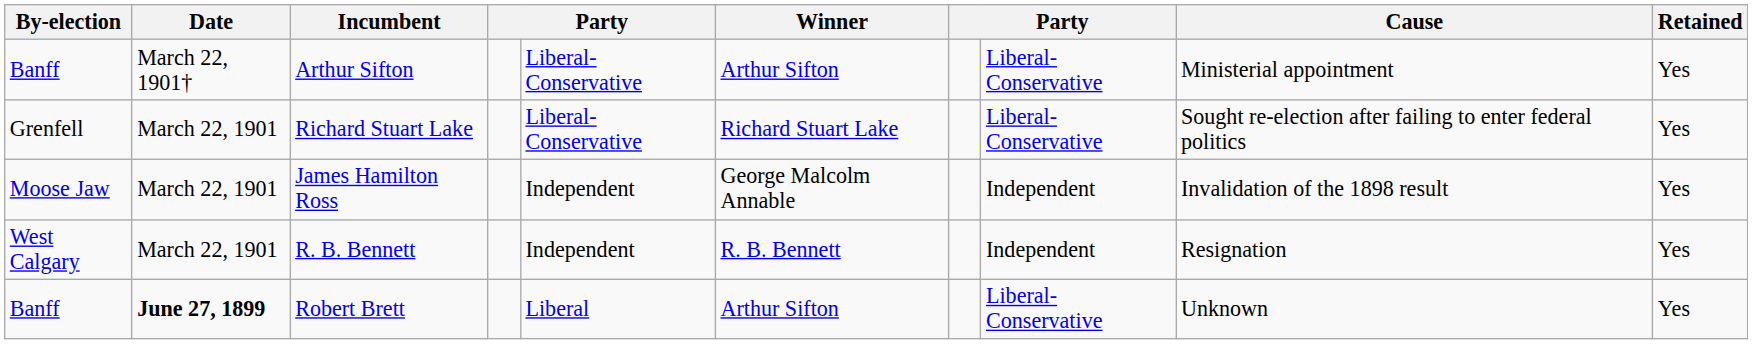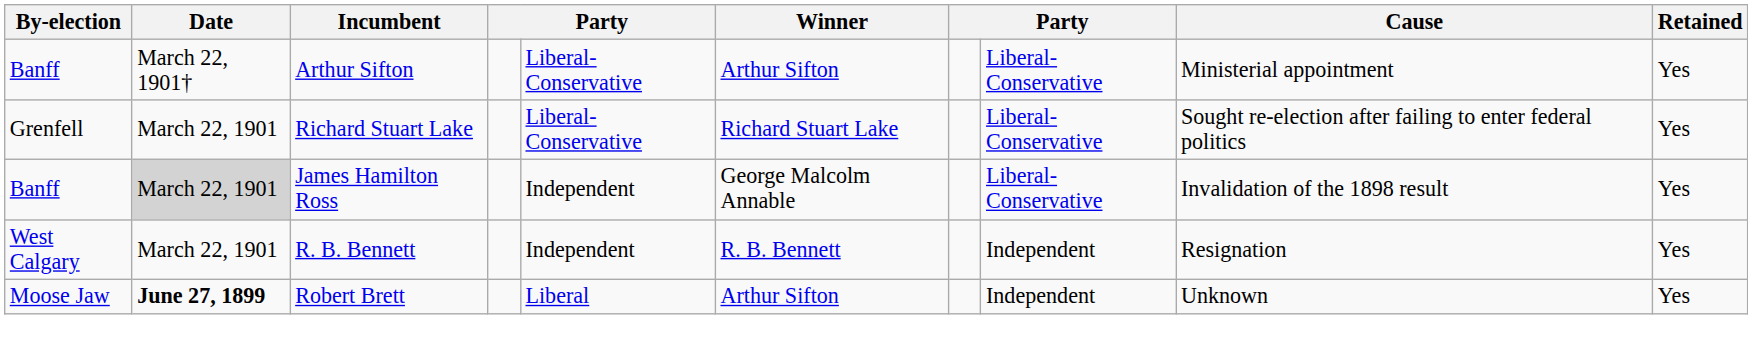(60, 189) Moose Jaw -> (35, 189) Banff
(207, 189) no background -> (207, 189) lightgrey background
(1041, 189) Independent -> (1044, 189) Liberal-Conservative
(35, 308) Banff -> (60, 296) Moose Jaw
(1044, 308) Liberal-Conservative -> (1041, 296) Independent
